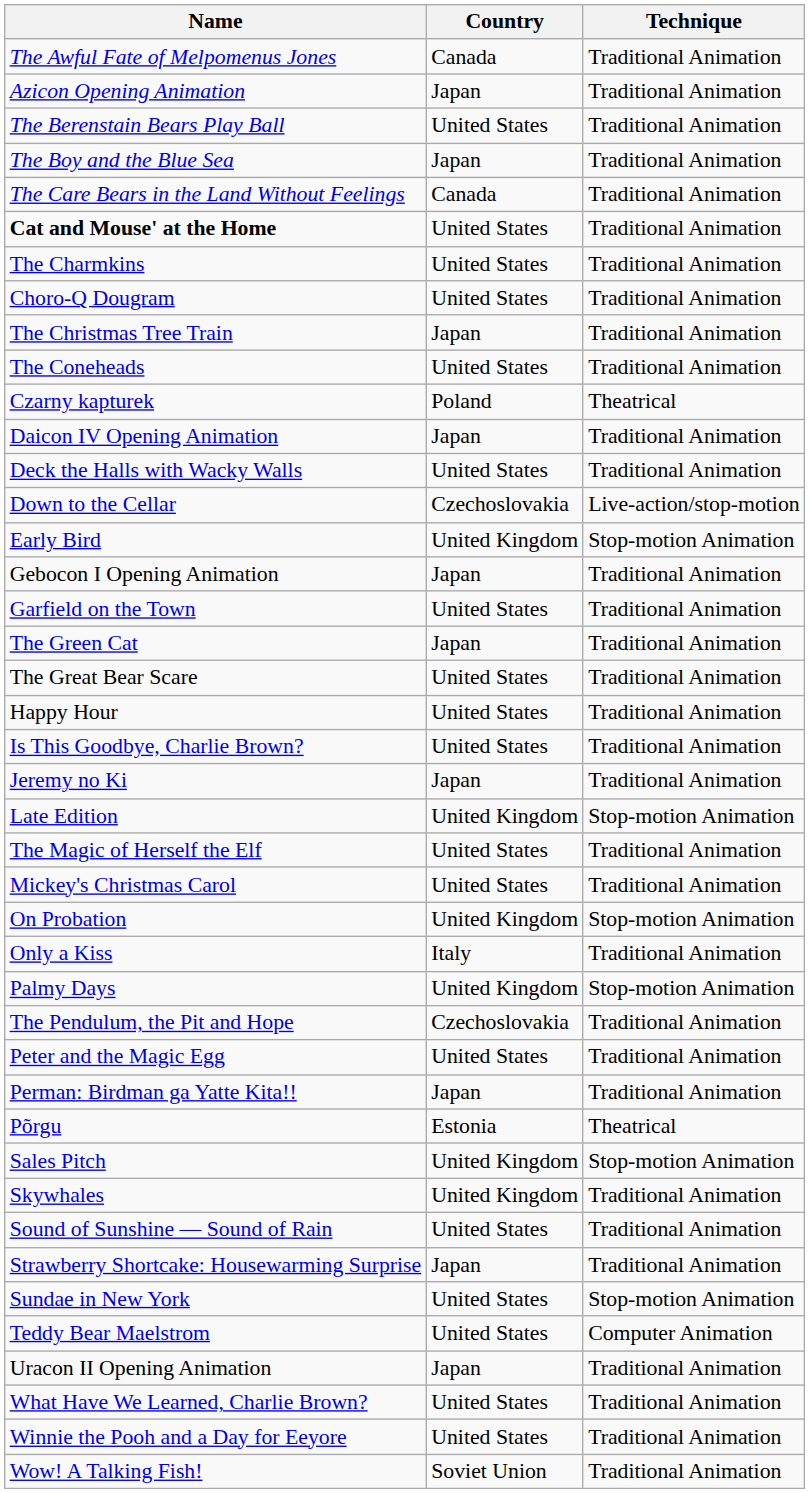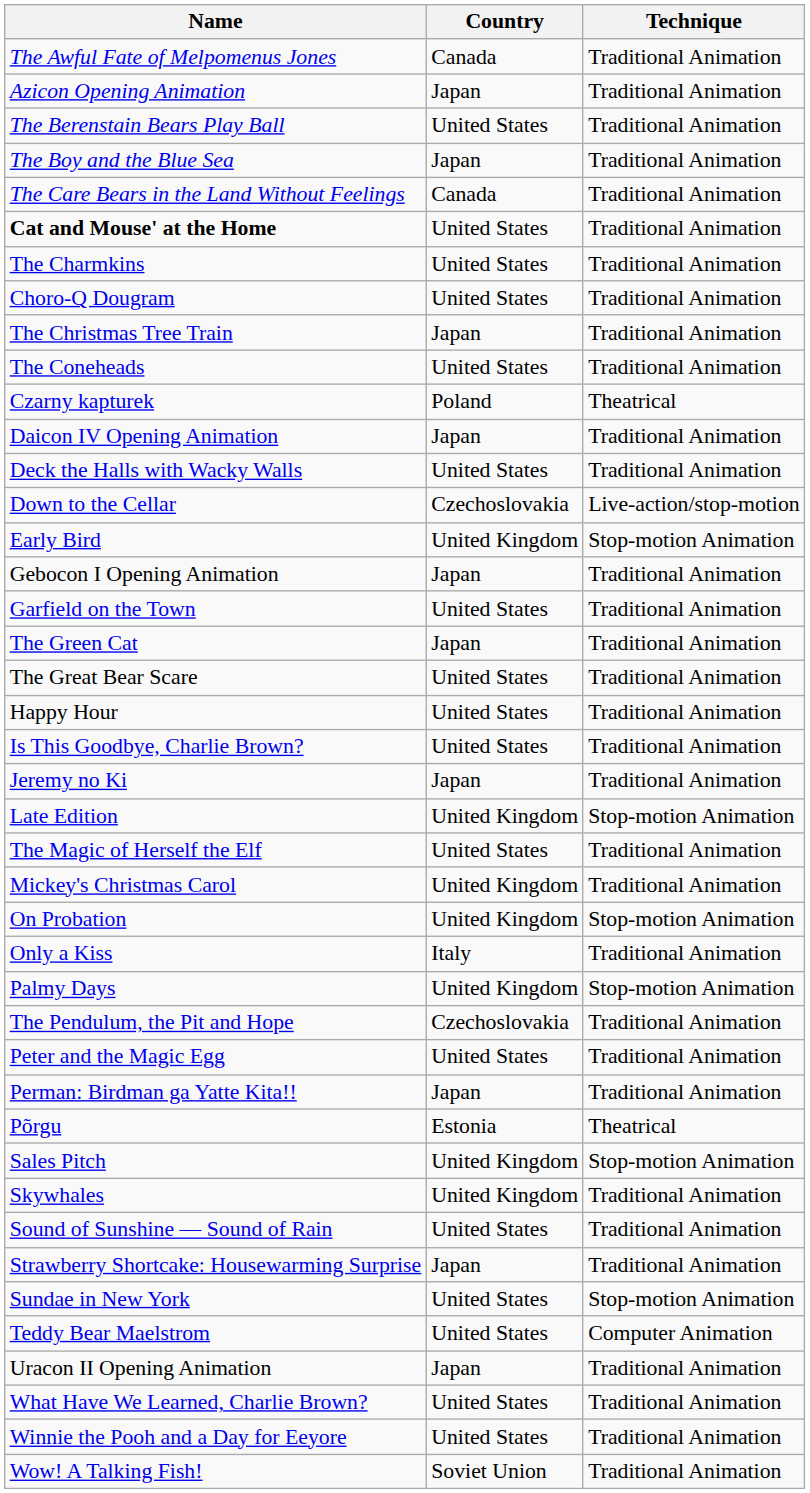(490, 884) United States -> (505, 884) United Kingdom
